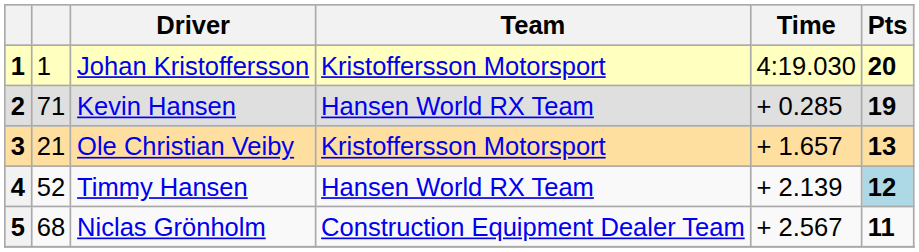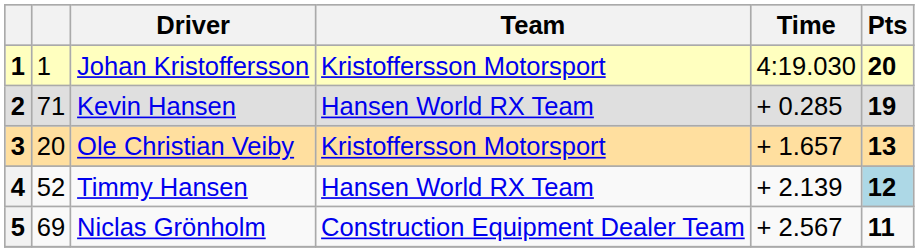(51, 147) 21 -> (51, 147) 20
(51, 227) 68 -> (51, 227) 69
